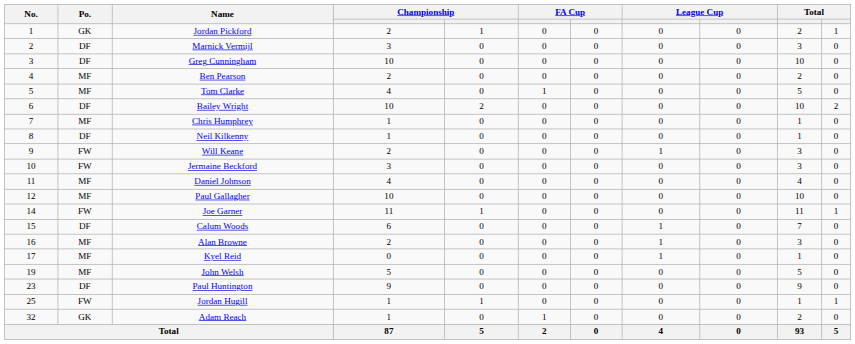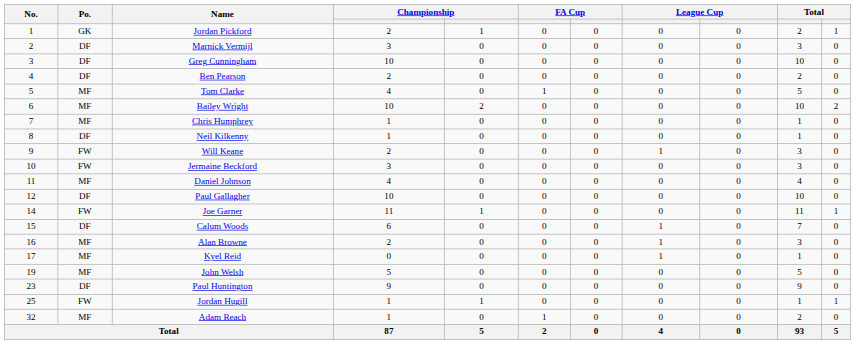(85, 76) MF -> (85, 76) DF
(85, 106) DF -> (85, 106) MF
(85, 196) MF -> (85, 196) DF
(85, 316) GK -> (85, 316) MF
